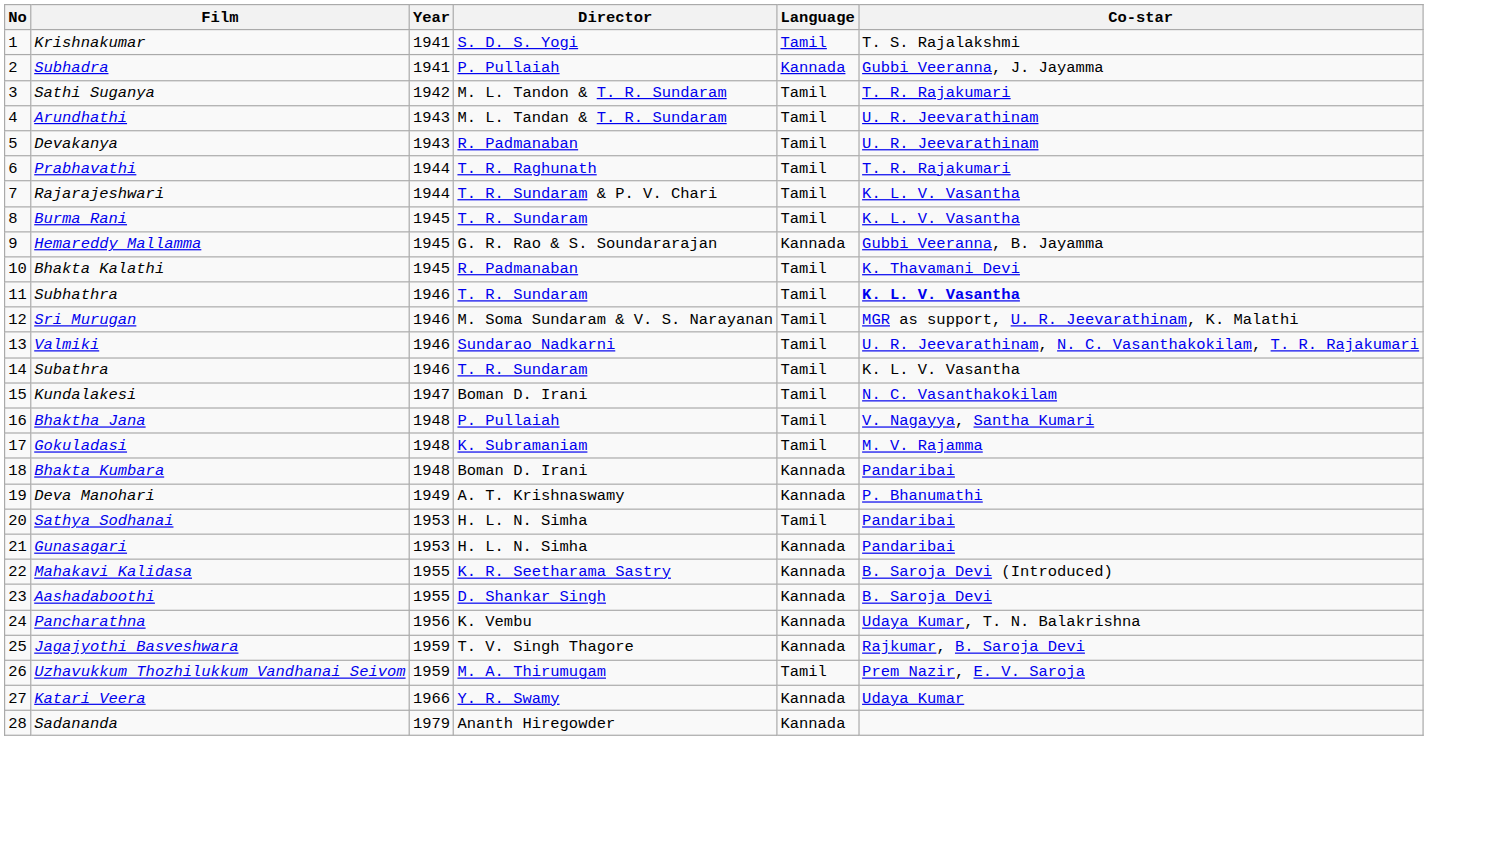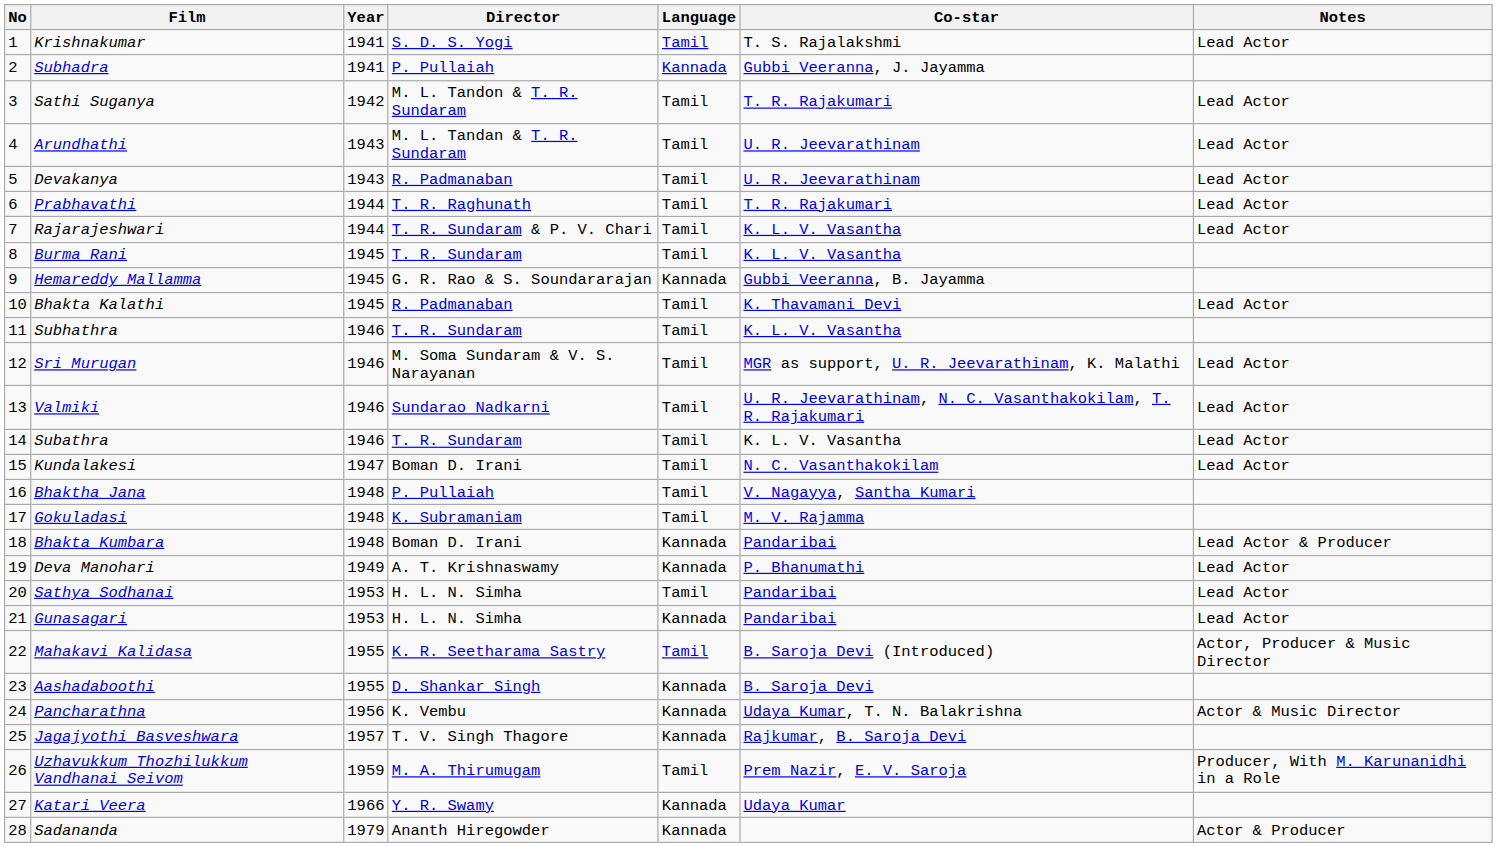+ column: (1343, 17)
(941, 295) bold -> (822, 330) normal
(813, 572) Kannada -> (685, 652) Tamil
(432, 648) 1959 -> (366, 737) 1957
